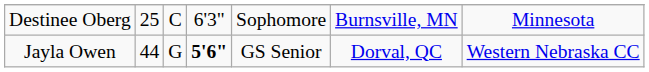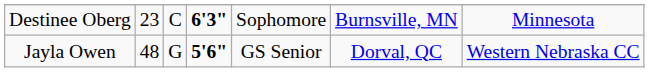(149, 19) 25 -> (149, 19) 23
(209, 19) normal -> (209, 19) bold
(149, 50) 44 -> (149, 50) 48
